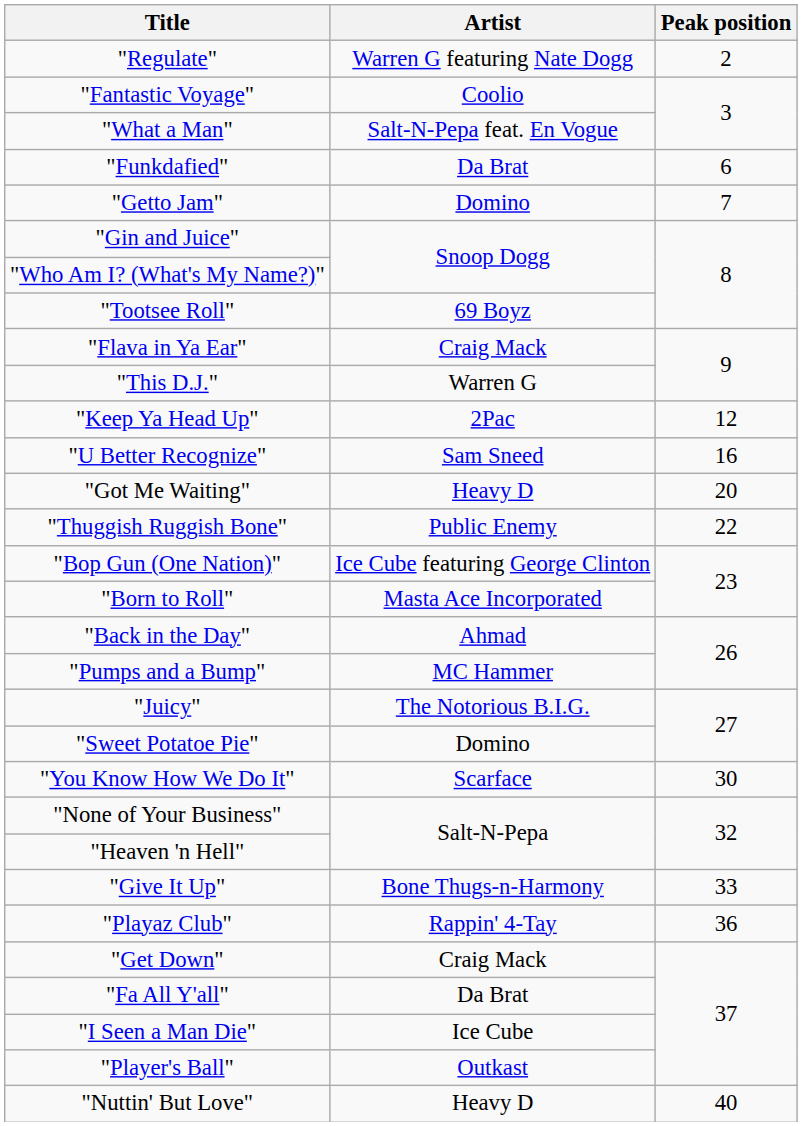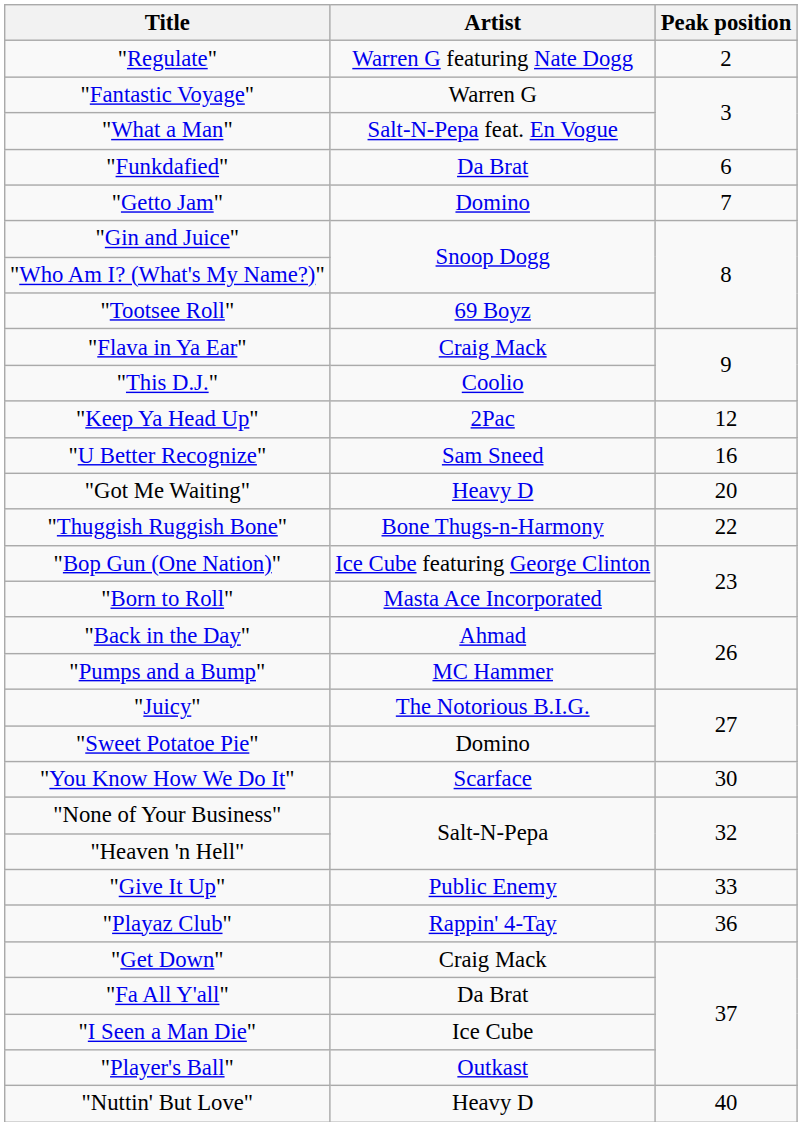(493, 94) Coolio -> (493, 94) Warren G
(493, 382) Warren G -> (493, 382) Coolio
(493, 526) Public Enemy -> (493, 526) Bone Thugs-n-Harmony
(493, 887) Bone Thugs-n-Harmony -> (493, 887) Public Enemy
